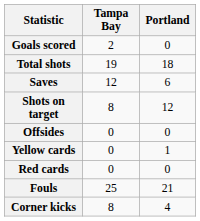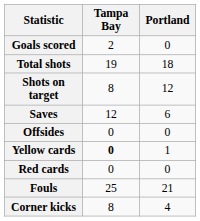rows swapped: (44, 107) <-> (44, 82)
(111, 151) normal -> (111, 151) bold
